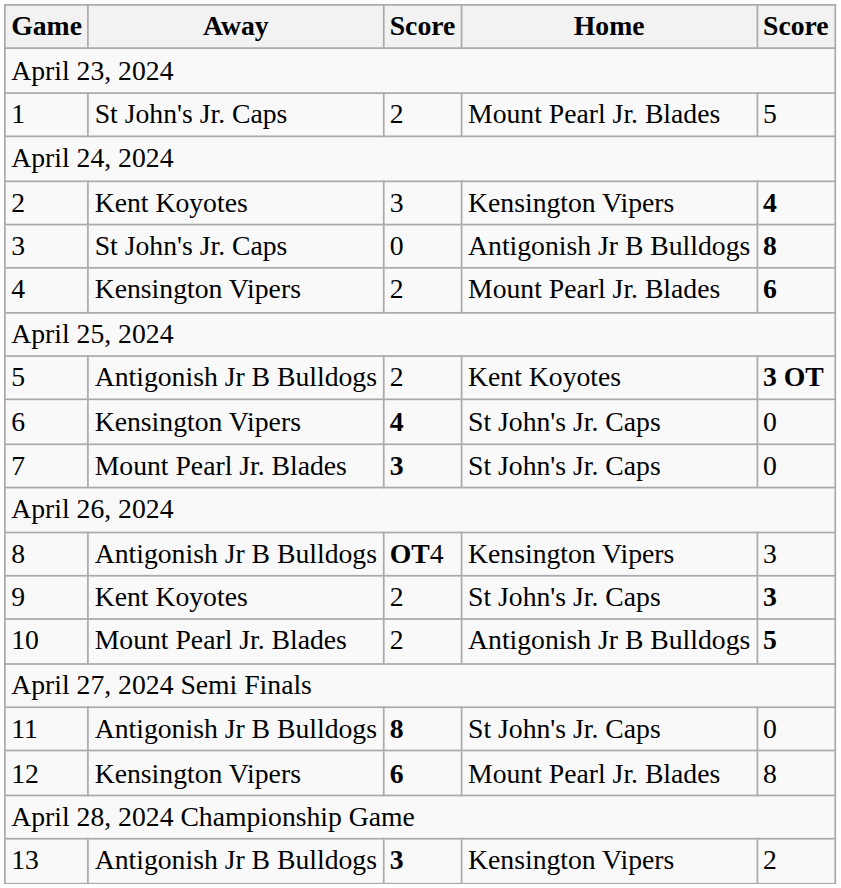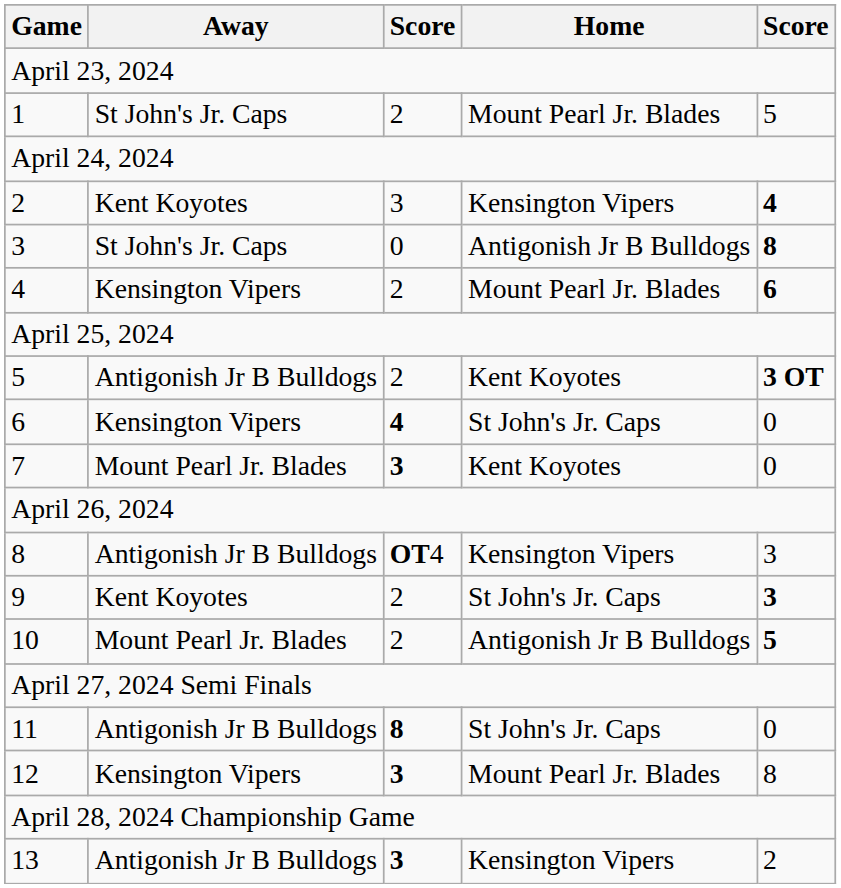(564, 465) St John's Jr. Caps -> (545, 465) Kent Koyotes
(397, 772) 6 -> (397, 772) 3
